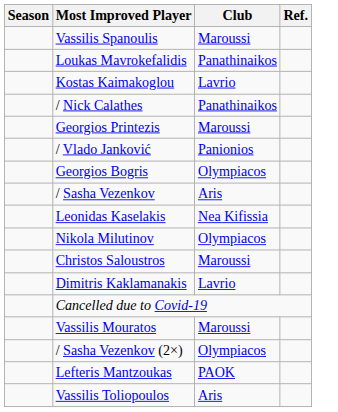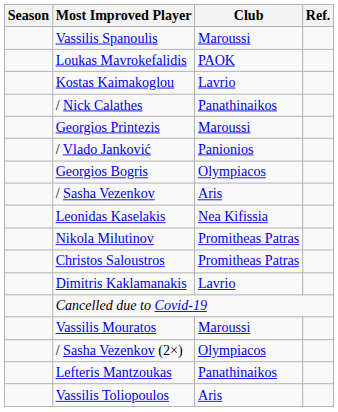(237, 60) Panathinaikos -> (216, 60) PAOK
(232, 238) Olympiacos -> (249, 238) Promitheas Patras
(224, 261) Maroussi -> (249, 261) Promitheas Patras
(216, 372) PAOK -> (237, 372) Panathinaikos
